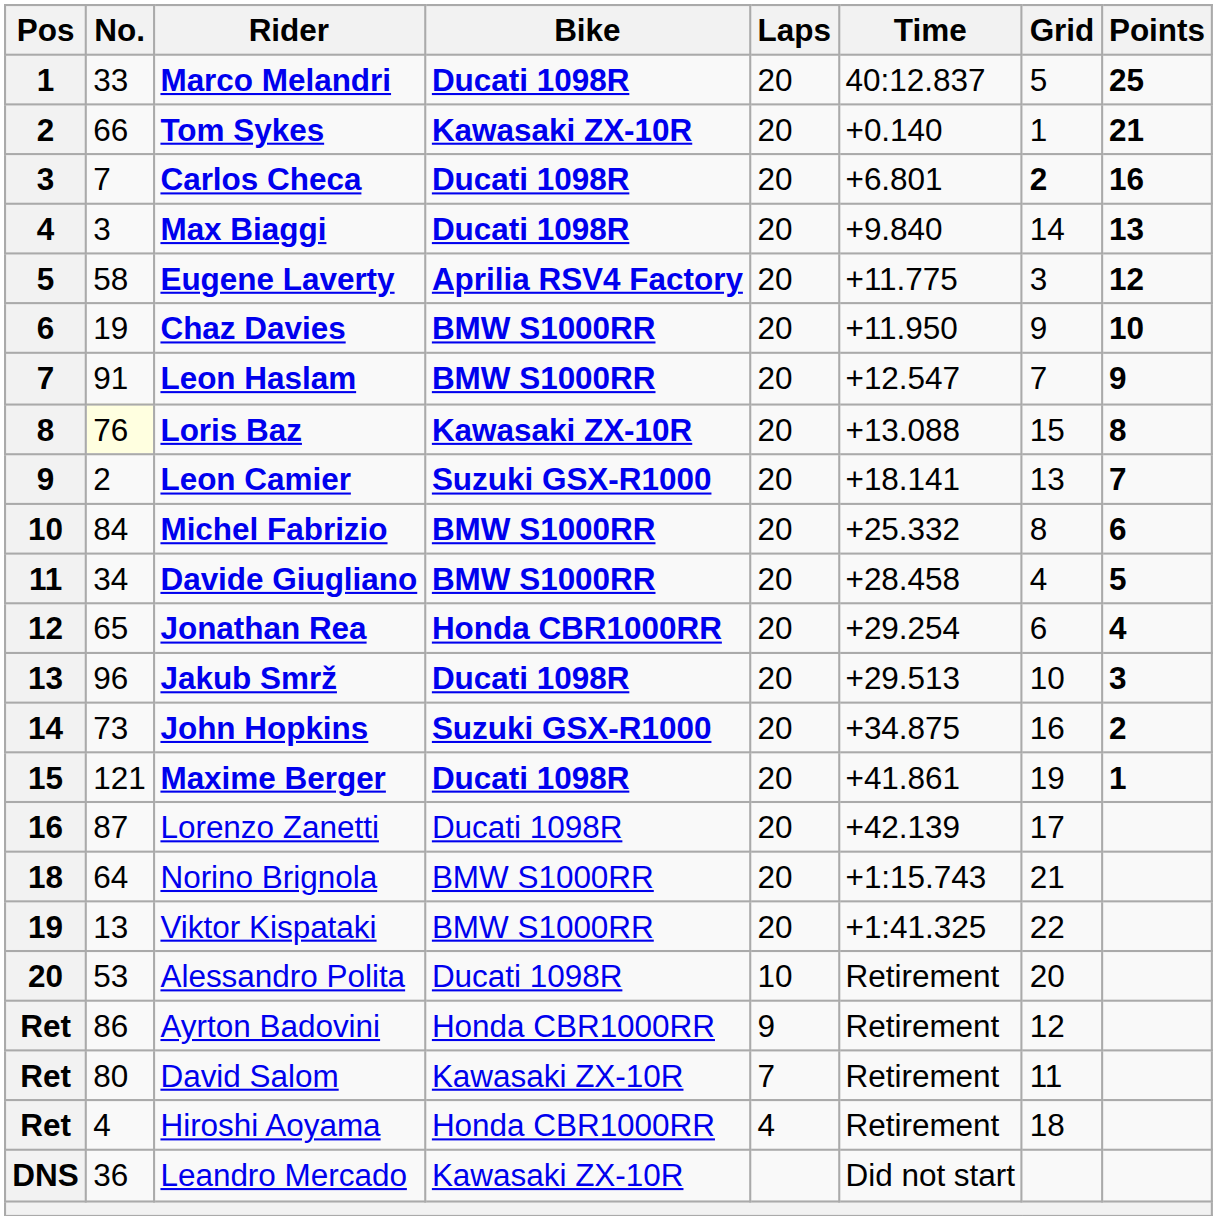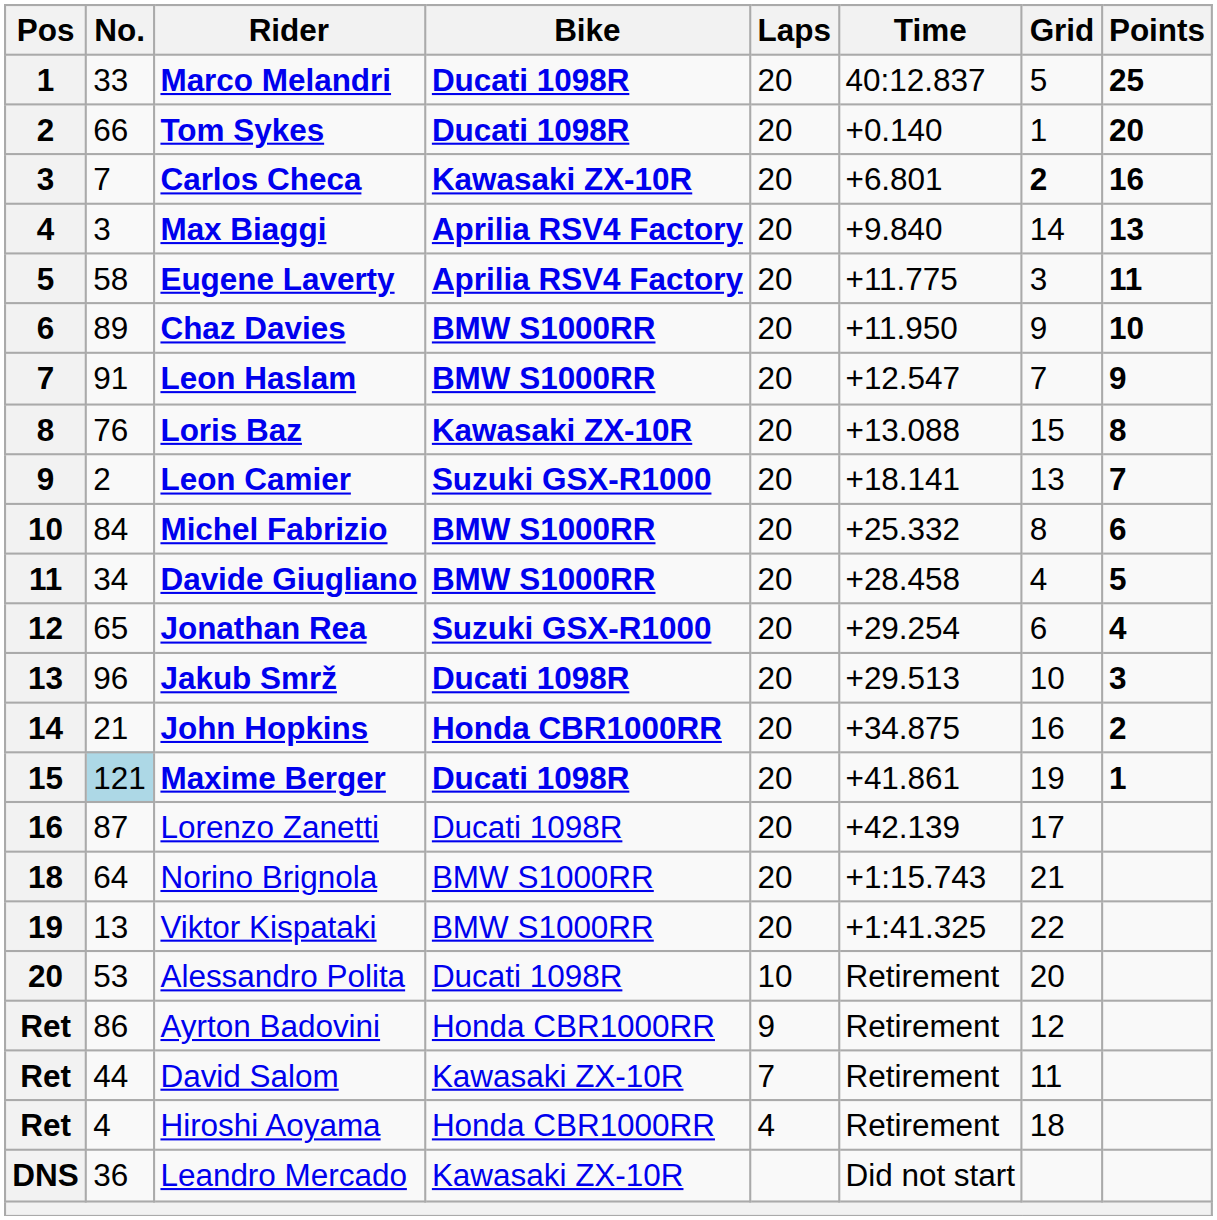(562, 130) Kawasaki ZX-10R -> (531, 130) Ducati 1098R
(1126, 130) 21 -> (1126, 130) 20
(531, 180) Ducati 1098R -> (562, 180) Kawasaki ZX-10R
(531, 229) Ducati 1098R -> (587, 229) Aprilia RSV4 Factory
(1126, 279) 12 -> (1126, 279) 11
(111, 329) 19 -> (111, 329) 89
(111, 429) lightyellow background -> (111, 429) no background
(577, 628) Honda CBR1000RR -> (572, 628) Suzuki GSX-R1000
(111, 727) 73 -> (111, 727) 21
(572, 727) Suzuki GSX-R1000 -> (577, 727) Honda CBR1000RR
(120, 777) no background -> (120, 777) lightblue background
(111, 1076) 80 -> (111, 1076) 44
